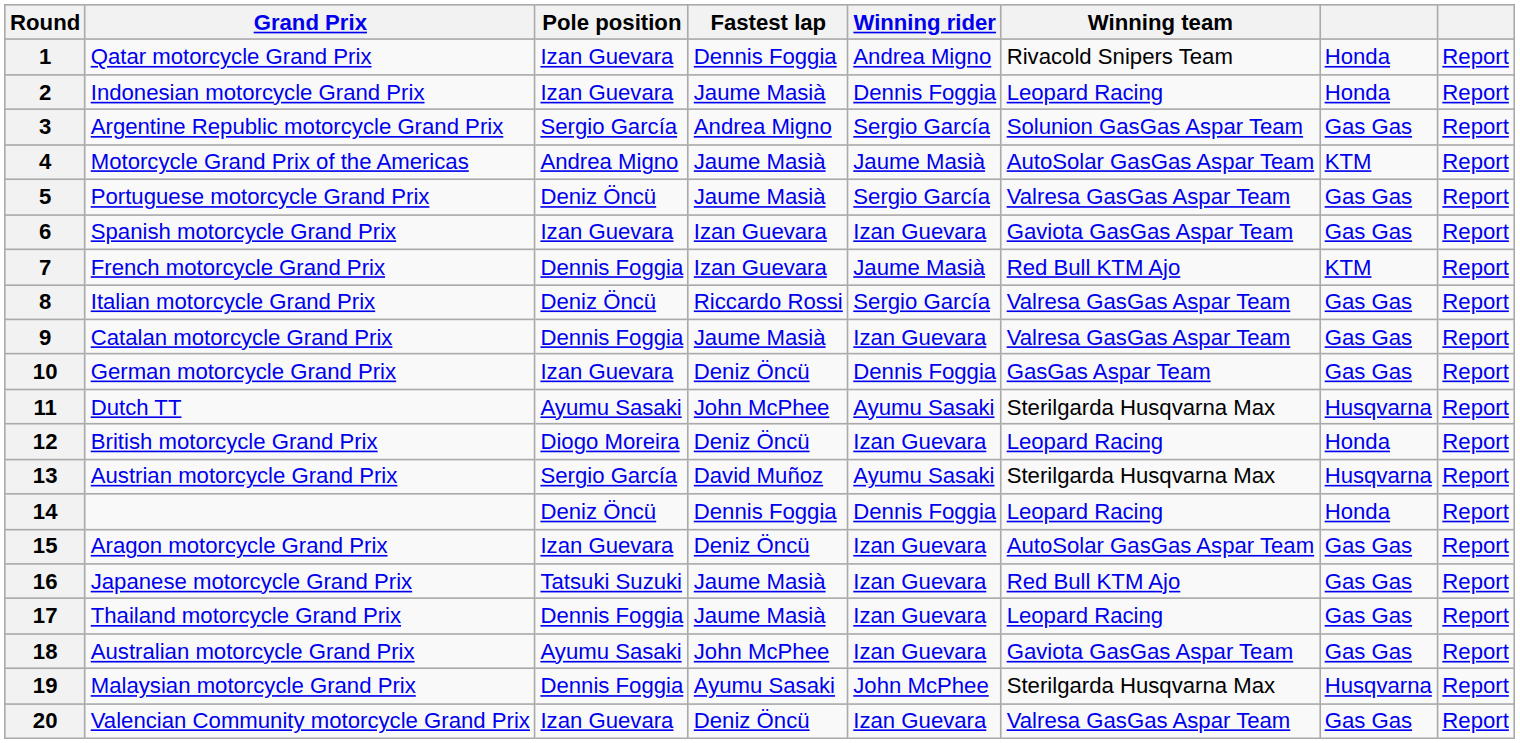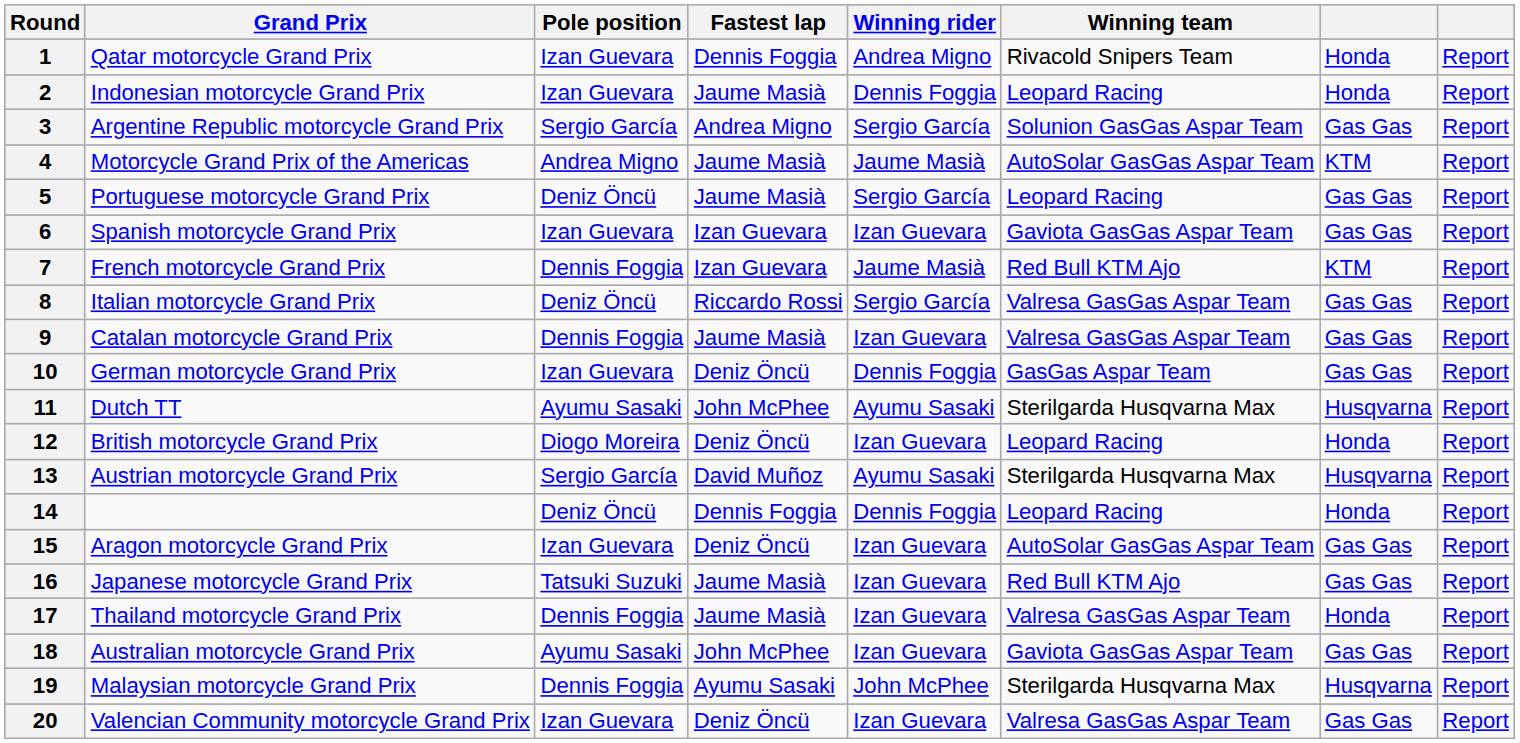(1148, 197) Valresa GasGas Aspar Team -> (1085, 197) Leopard Racing
(1085, 616) Leopard Racing -> (1148, 616) Valresa GasGas Aspar Team
(1368, 616) Gas Gas -> (1357, 616) Honda
